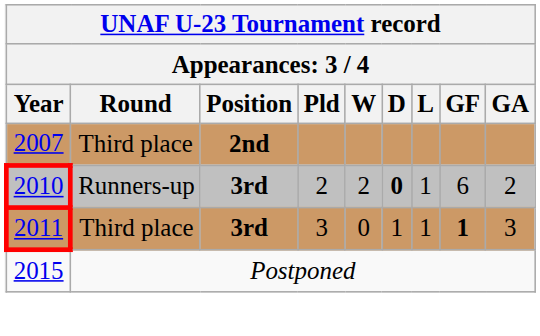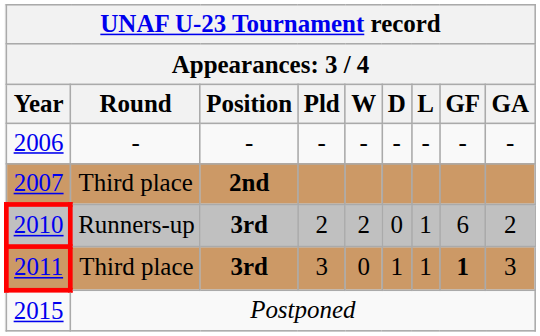+ row: (39, 143)
(397, 185) bold -> (397, 225) normal
